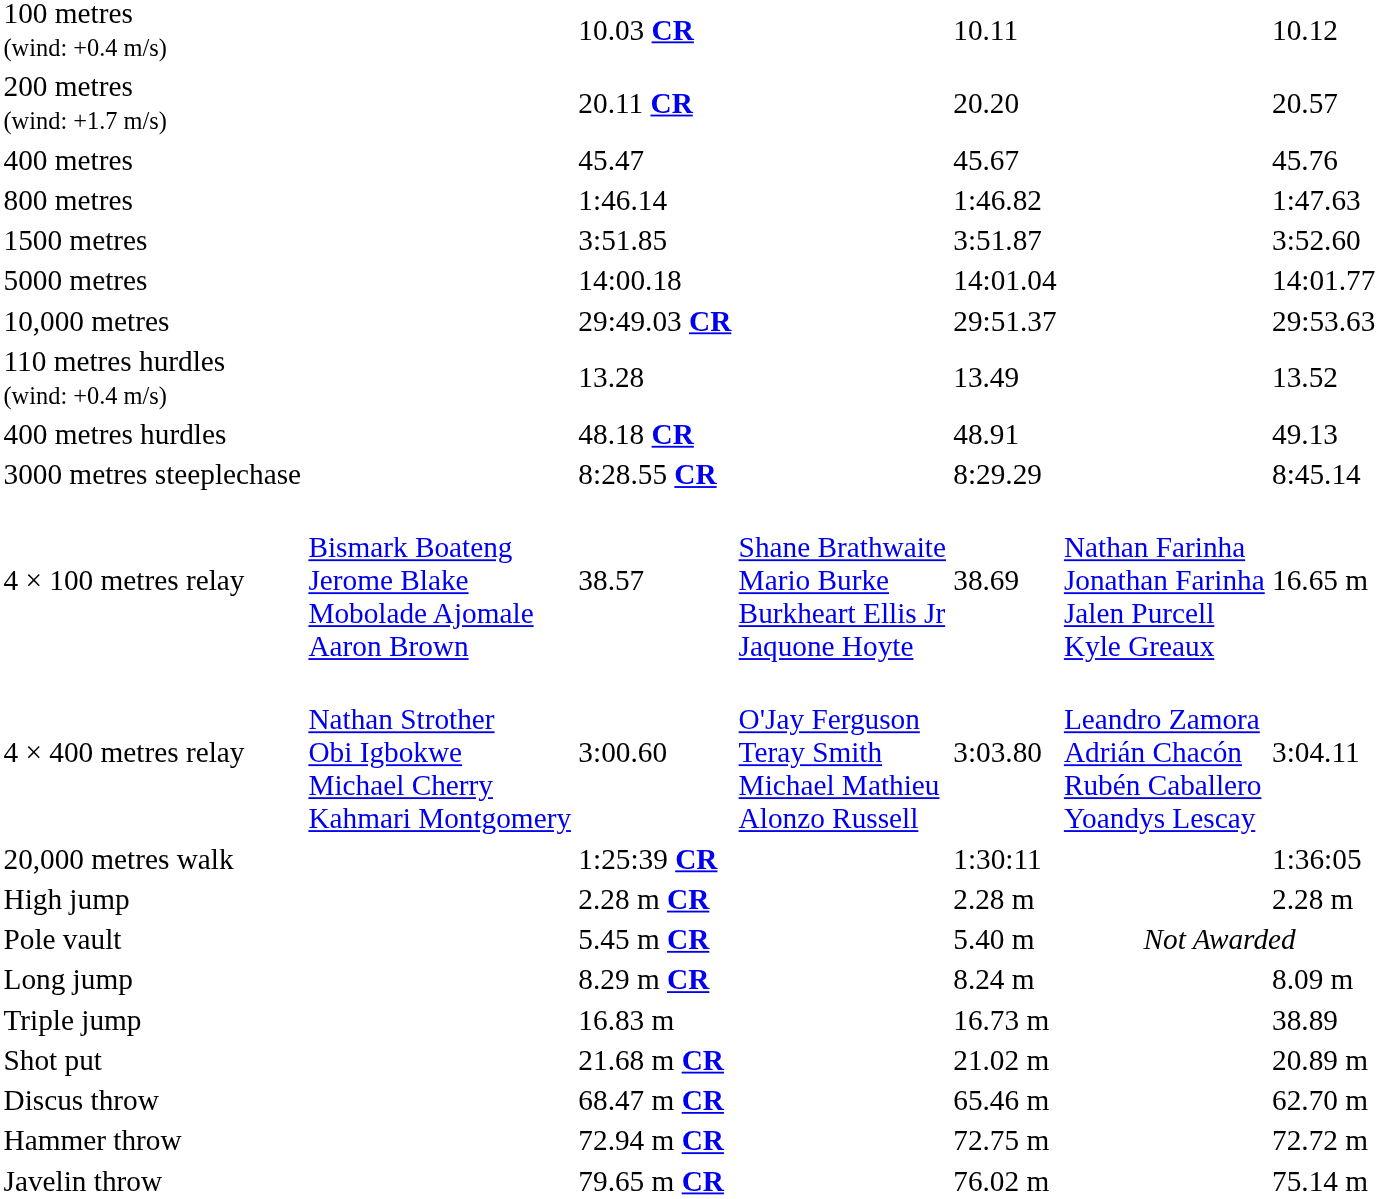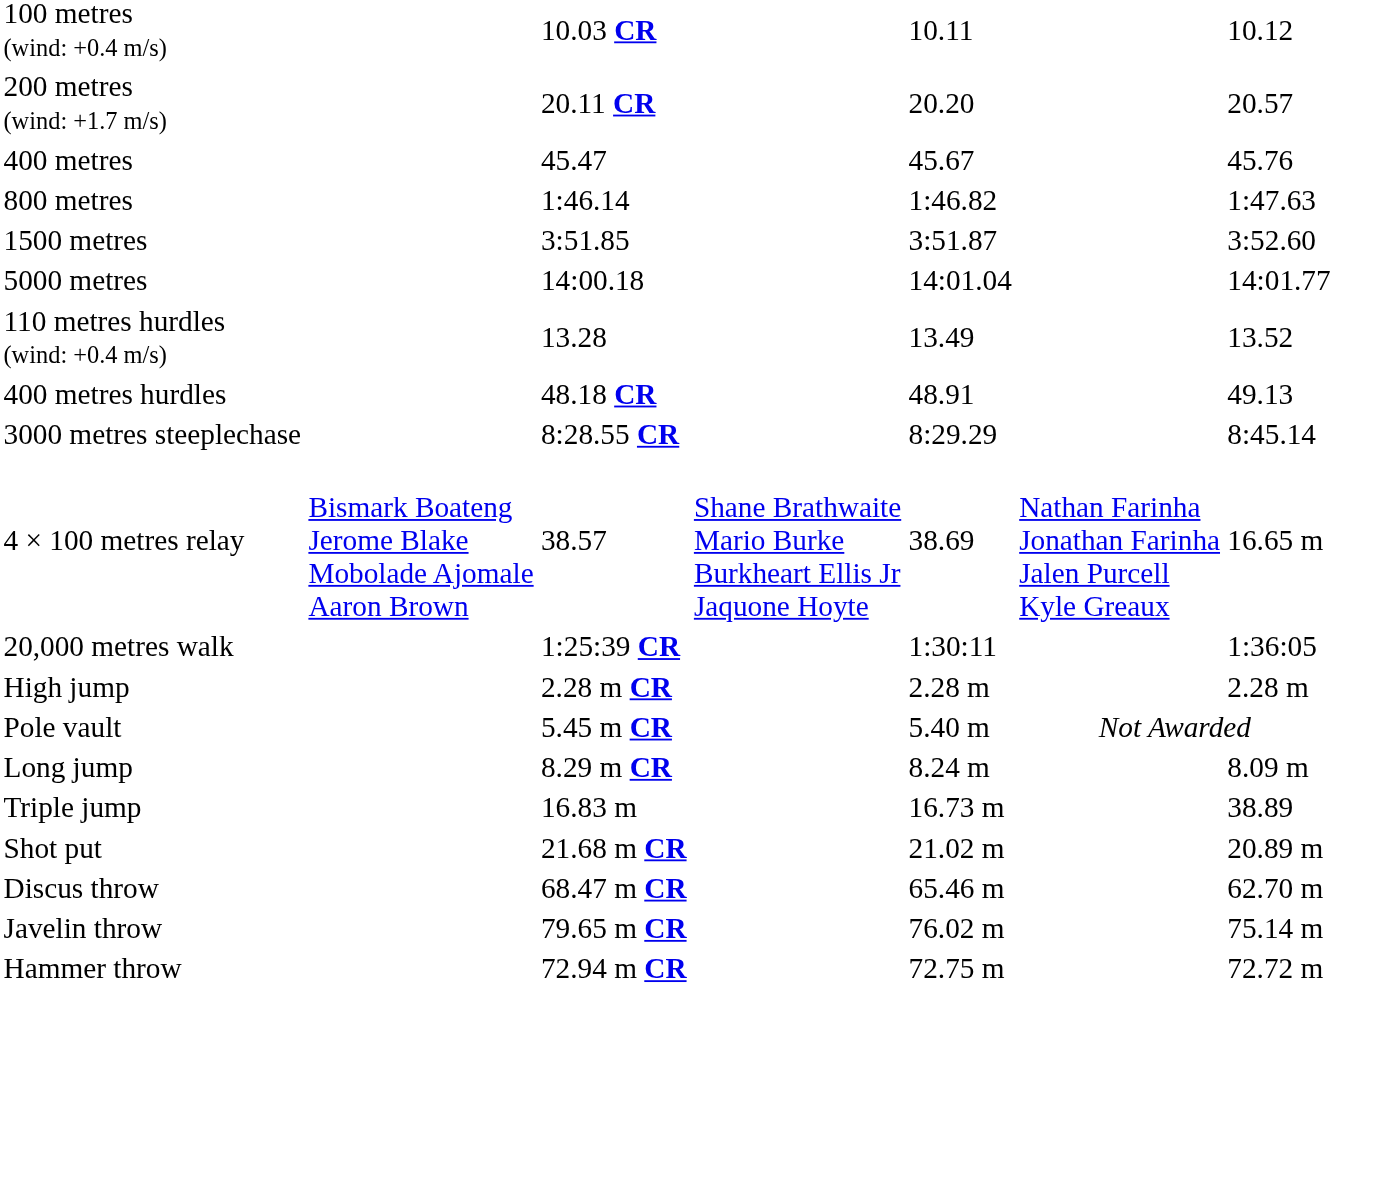- row: (86, 320)
- row: (124, 752)
rows swapped: (93, 1140) <-> (83, 1181)
